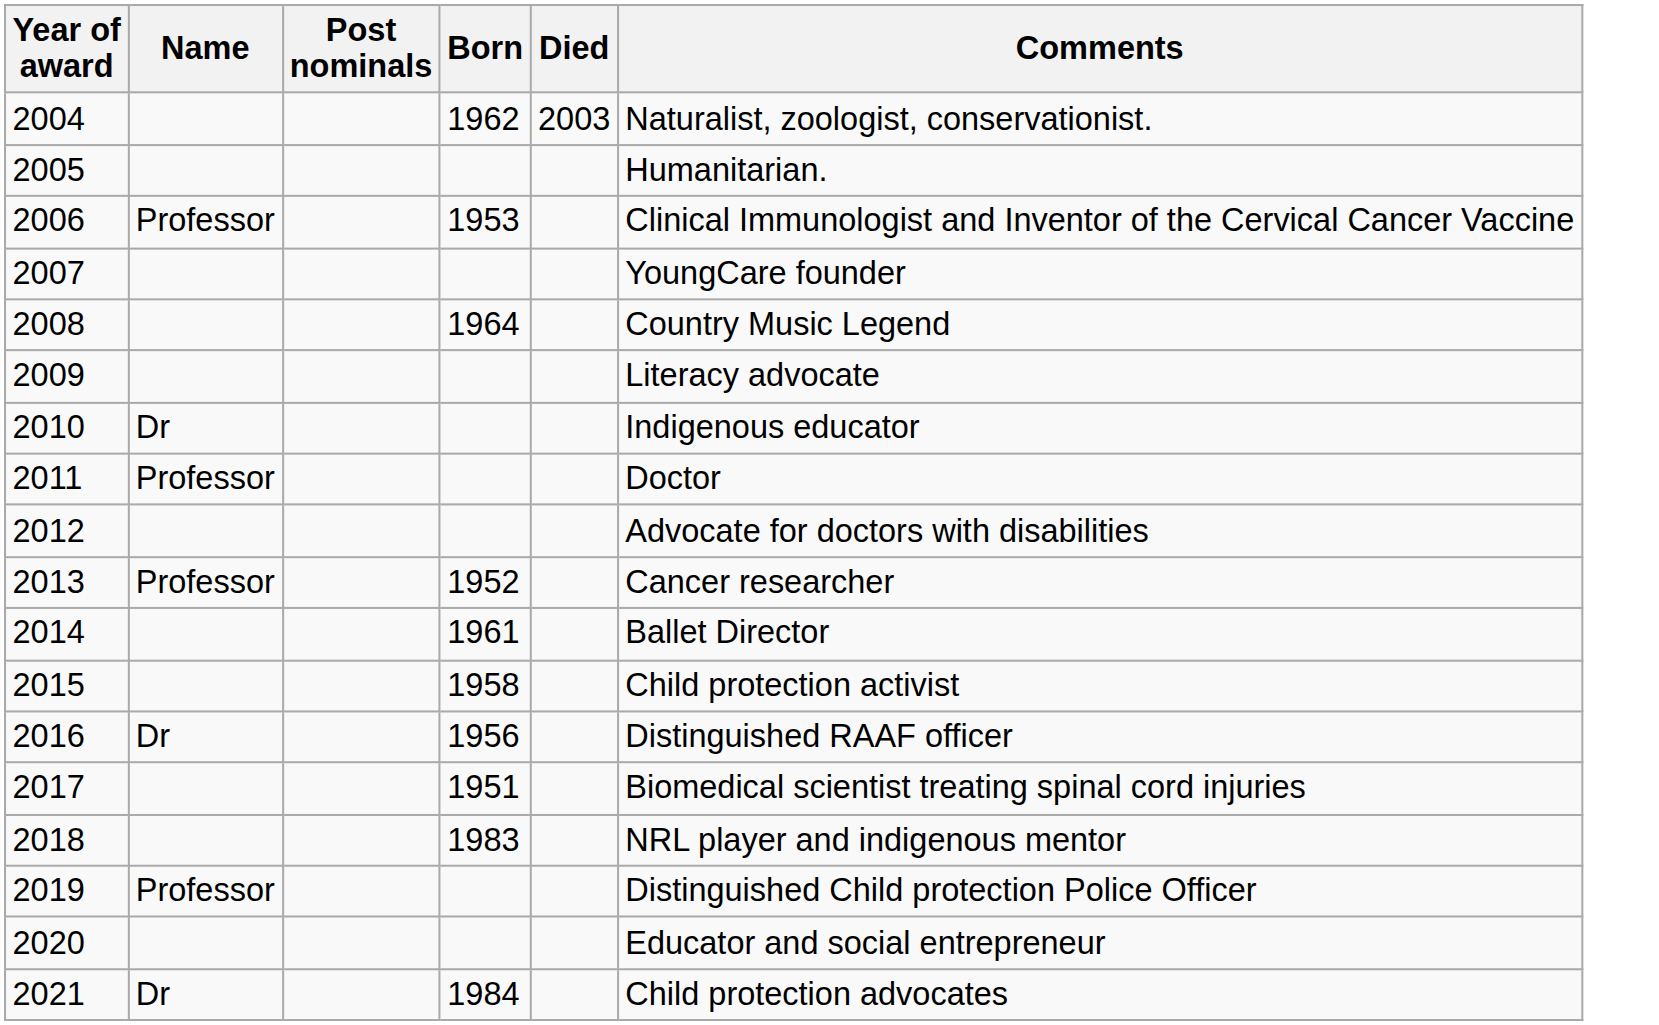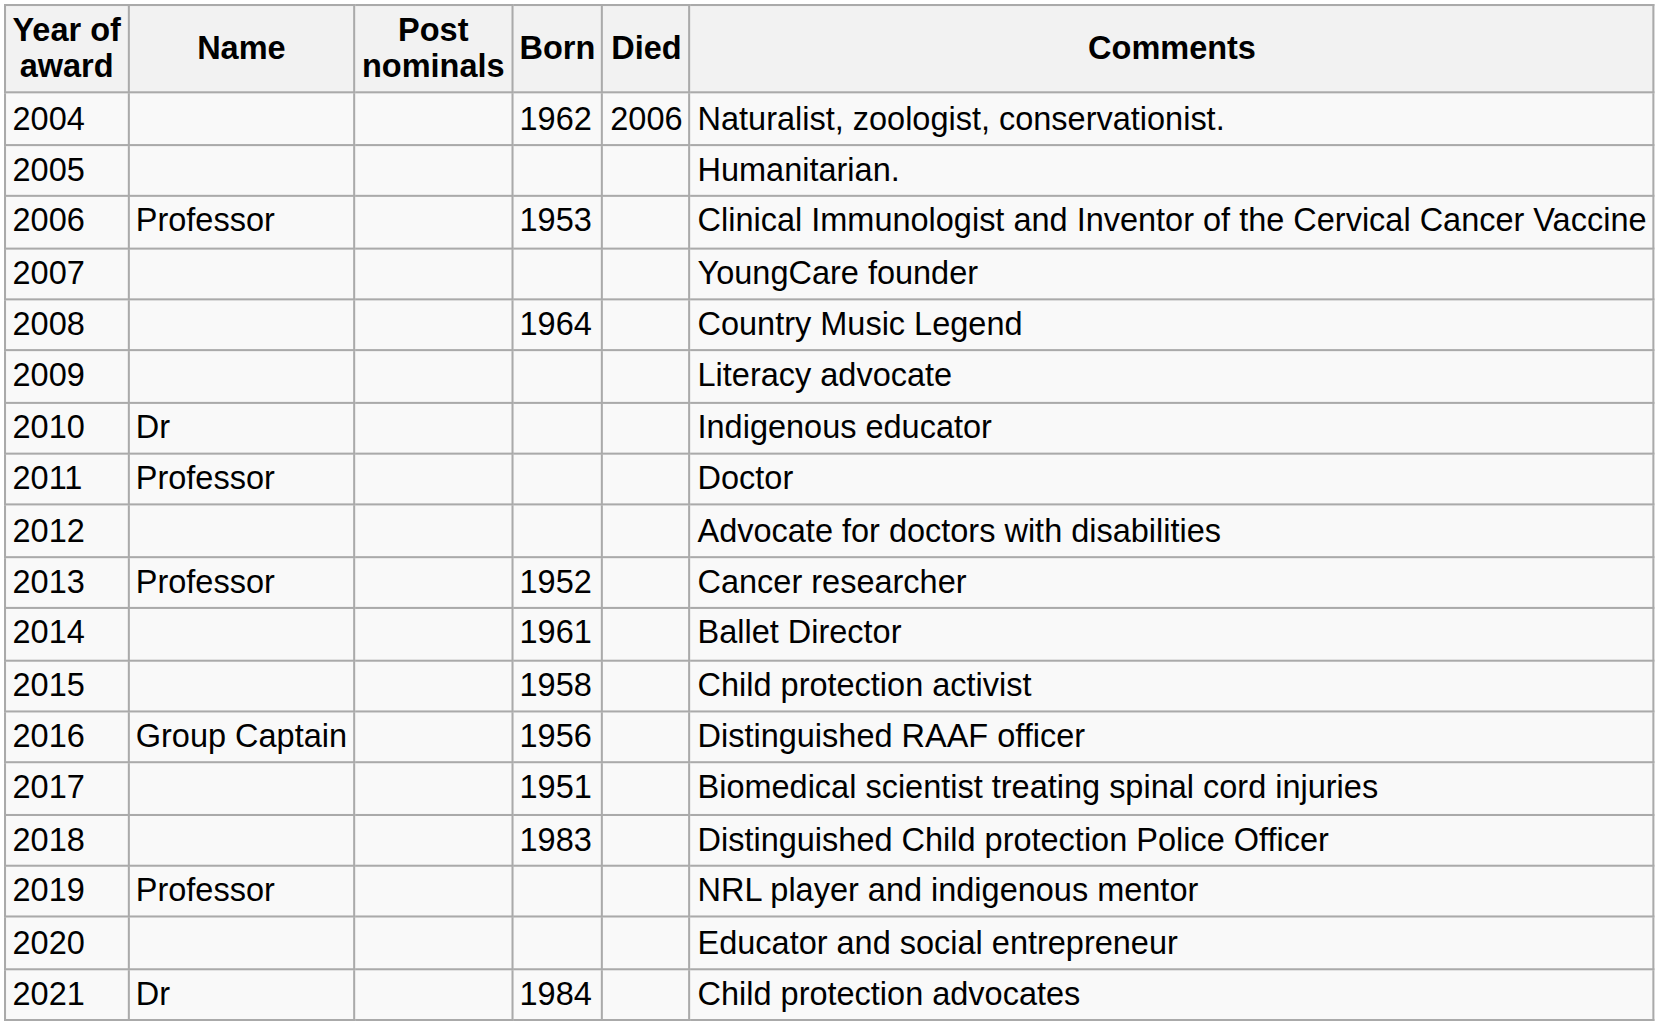(574, 118) 2003 -> (646, 118) 2006
(153, 736) Dr -> (241, 736) Group Captain
(876, 839) NRL player and indigenous mentor -> (1013, 839) Distinguished Child protection Police Officer
(941, 890) Distinguished Child protection Police Officer -> (948, 890) NRL player and indigenous mentor
